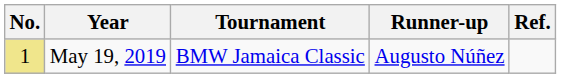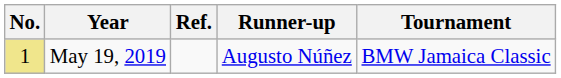columns swapped: (270, 21) <-> (532, 21)
